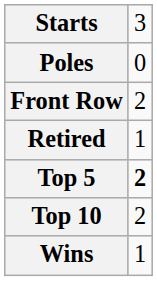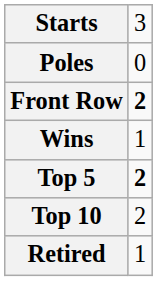(140, 100) normal -> (140, 100) bold
rows swapped: (67, 255) <-> (67, 139)
